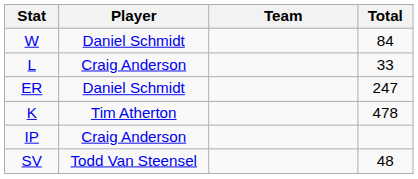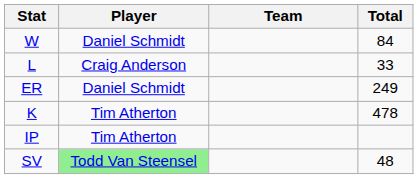(385, 88) 247 -> (385, 88) 249
(134, 137) Craig Anderson -> (134, 137) Tim Atherton
(134, 161) no background -> (134, 161) lightgreen background
